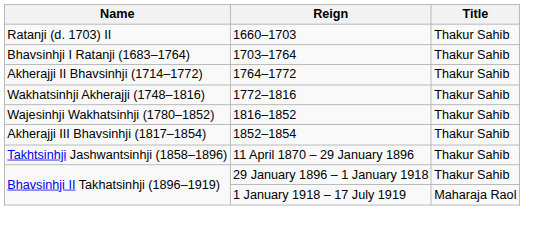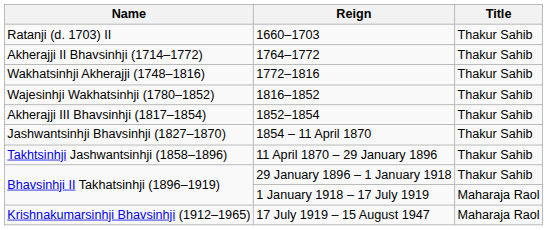- row: (99, 54)
+ row: (117, 134)
+ row: (129, 214)
